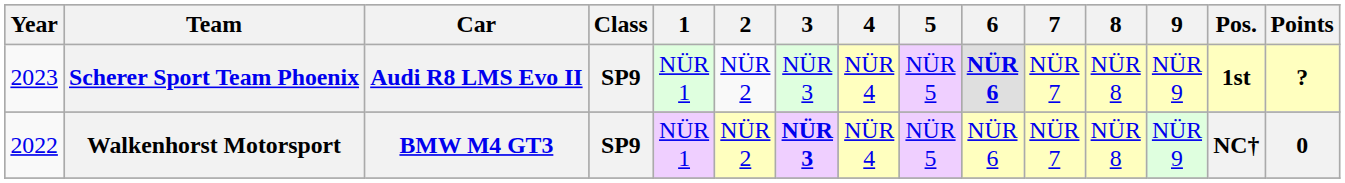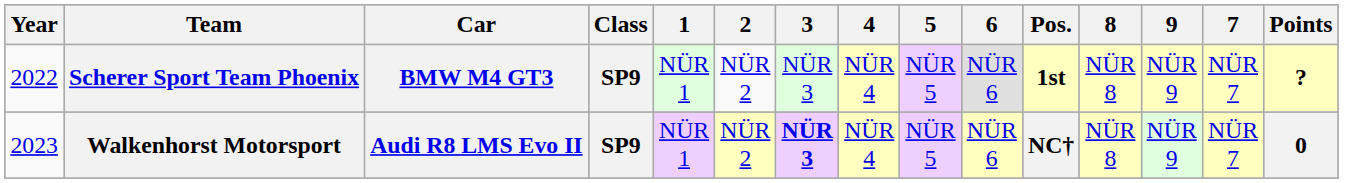columns swapped: (1054, 24) <-> (1236, 24)
(34, 77) 2023 -> (34, 77) 2022
(476, 77) Audi R8 LMS Evo II -> (476, 77) BMW M4 GT3
(992, 77) bold -> (992, 77) normal
(34, 144) 2022 -> (34, 144) 2023
(476, 144) BMW M4 GT3 -> (476, 144) Audi R8 LMS Evo II
